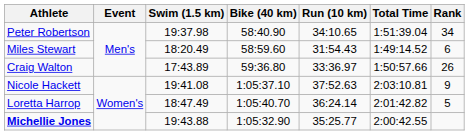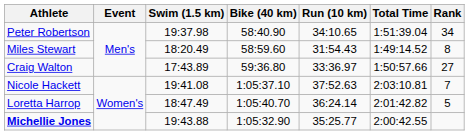(448, 50) 6 -> (448, 50) 8
(448, 68) 26 -> (448, 68) 27
(448, 86) 9 -> (448, 86) 7
